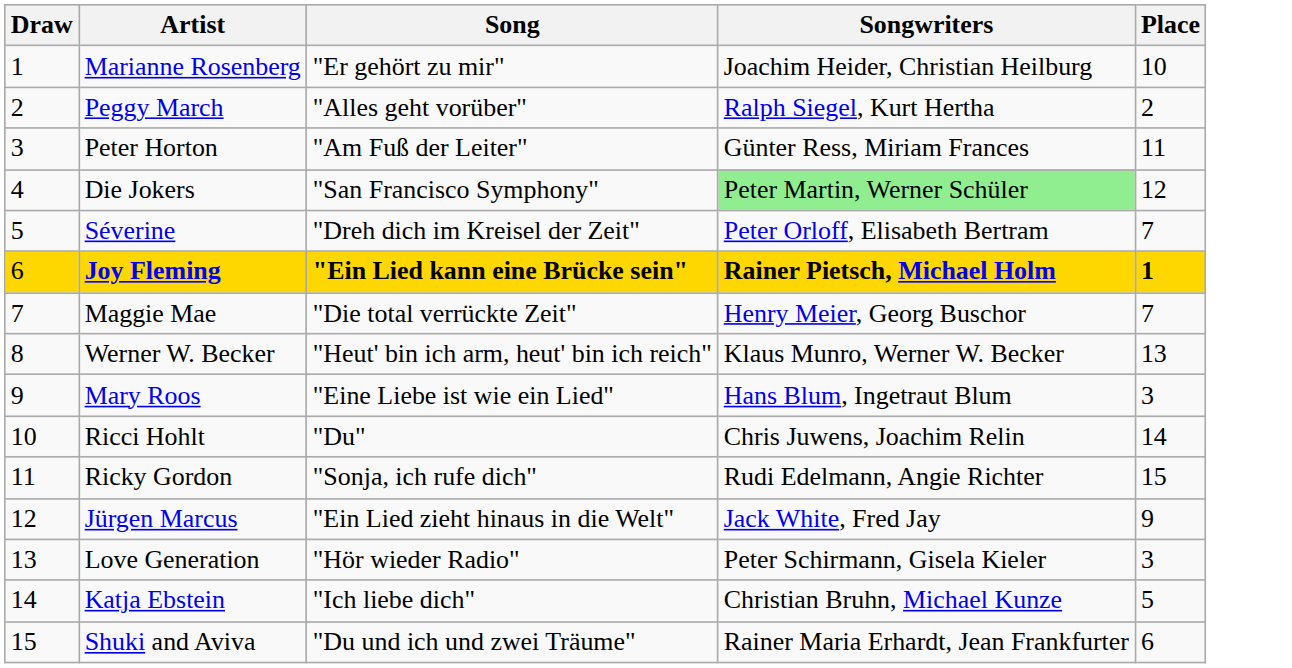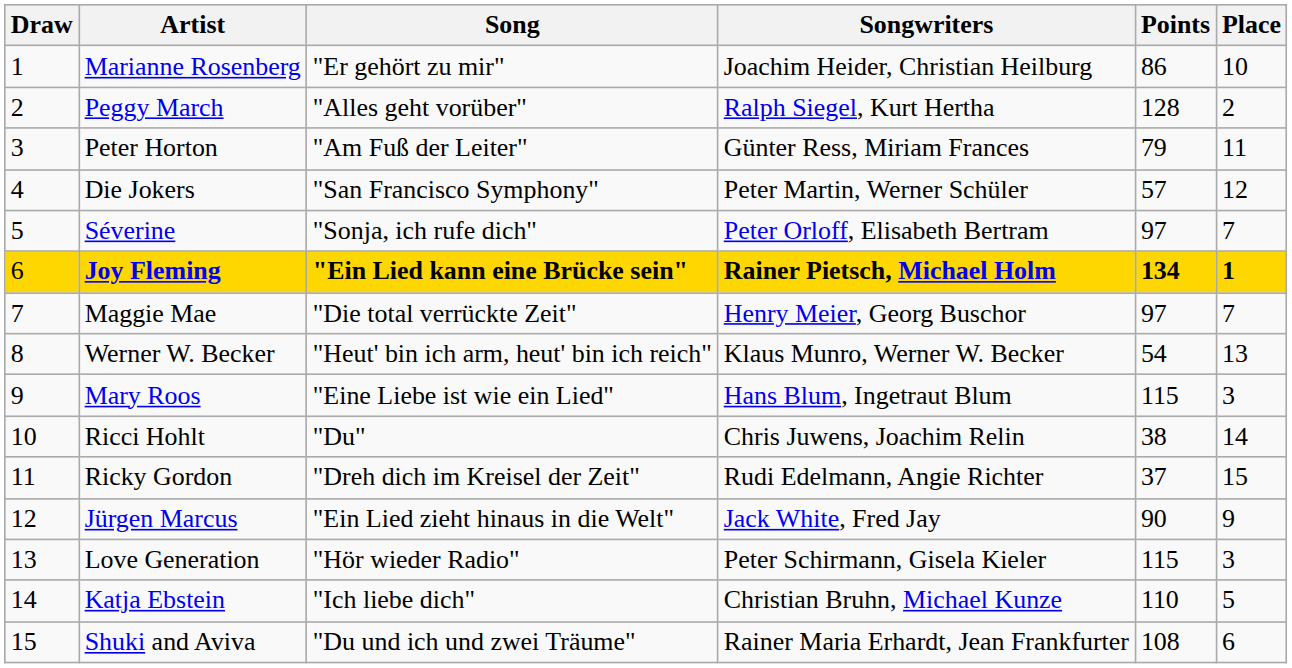+ column: (1175, 25)
(876, 189) lightgreen background -> (876, 189) no background
(476, 230) "Dreh dich im Kreisel der Zeit" -> (425, 230) "Sonja, ich rufe dich"
(425, 477) "Sonja, ich rufe dich" -> (476, 477) "Dreh dich im Kreisel der Zeit"
